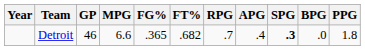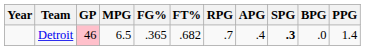(90, 35) no background -> (90, 35) pink background
(123, 35) 6.6 -> (123, 35) 6.5
(349, 35) 1.8 -> (349, 35) 1.4
